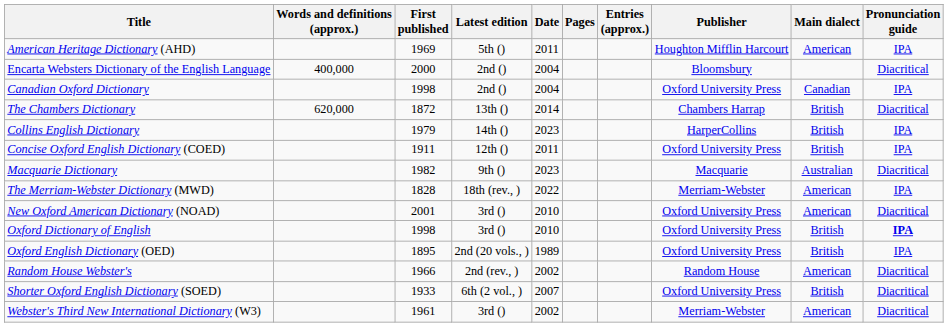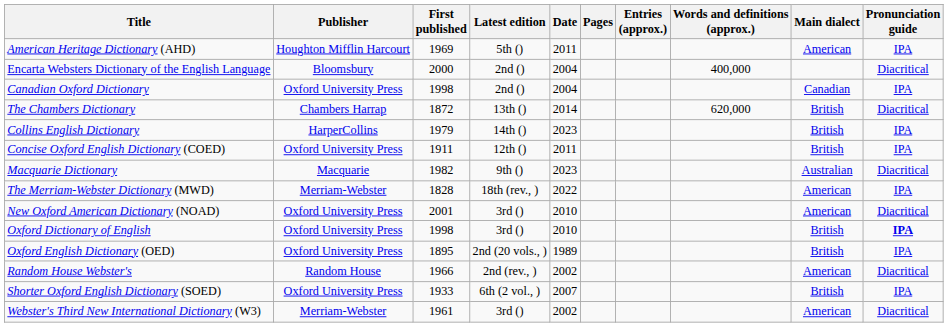columns swapped: (722, 21) <-> (334, 21)
(903, 291) Diacritical -> (903, 291) IPA
